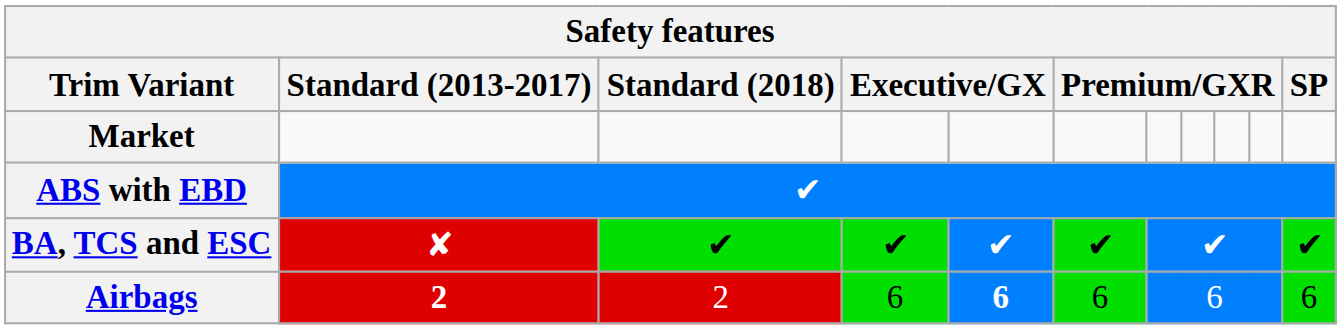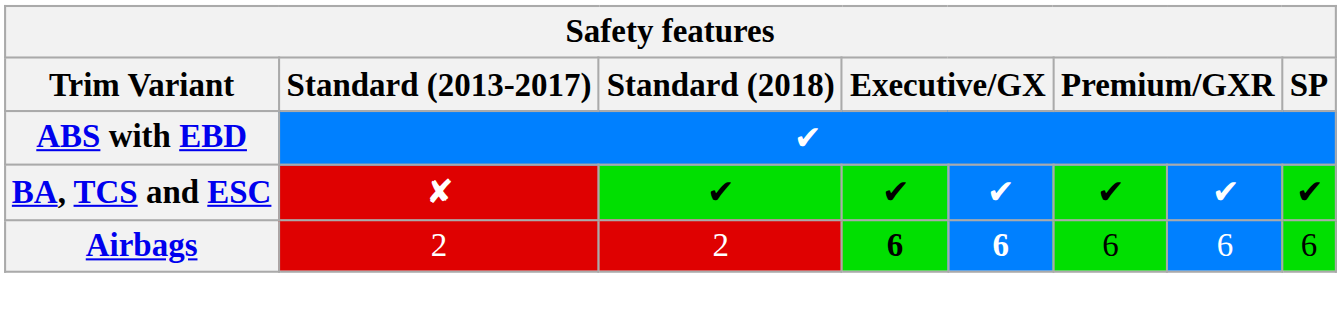- row: (142, 136)
(439, 297) bold -> (439, 244) normal
(895, 297) normal -> (895, 244) bold
